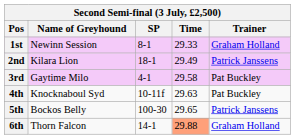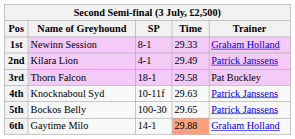(147, 61) 18-1 -> (145, 61) 4-1
(59, 77) Gaytime Milo -> (58, 77) Thorn Falcon
(145, 77) 4-1 -> (147, 77) 18-1
(236, 93) Pat Buckley -> (245, 93) Patrick Janssens
(58, 126) Thorn Falcon -> (59, 126) Gaytime Milo
